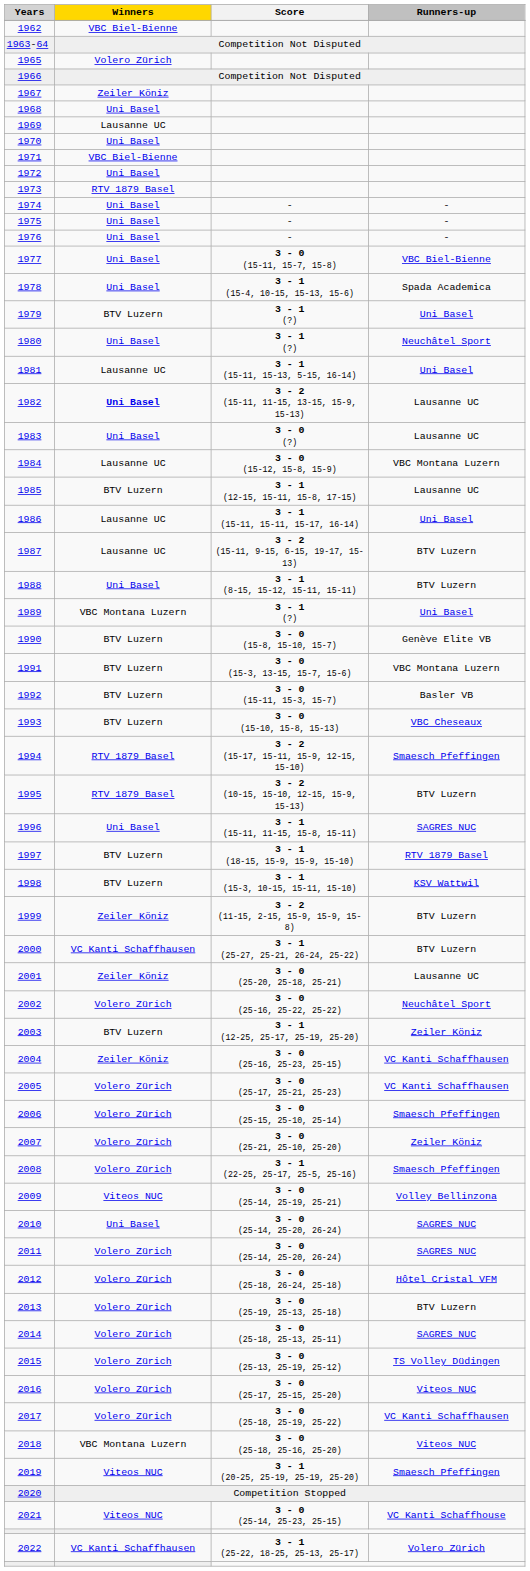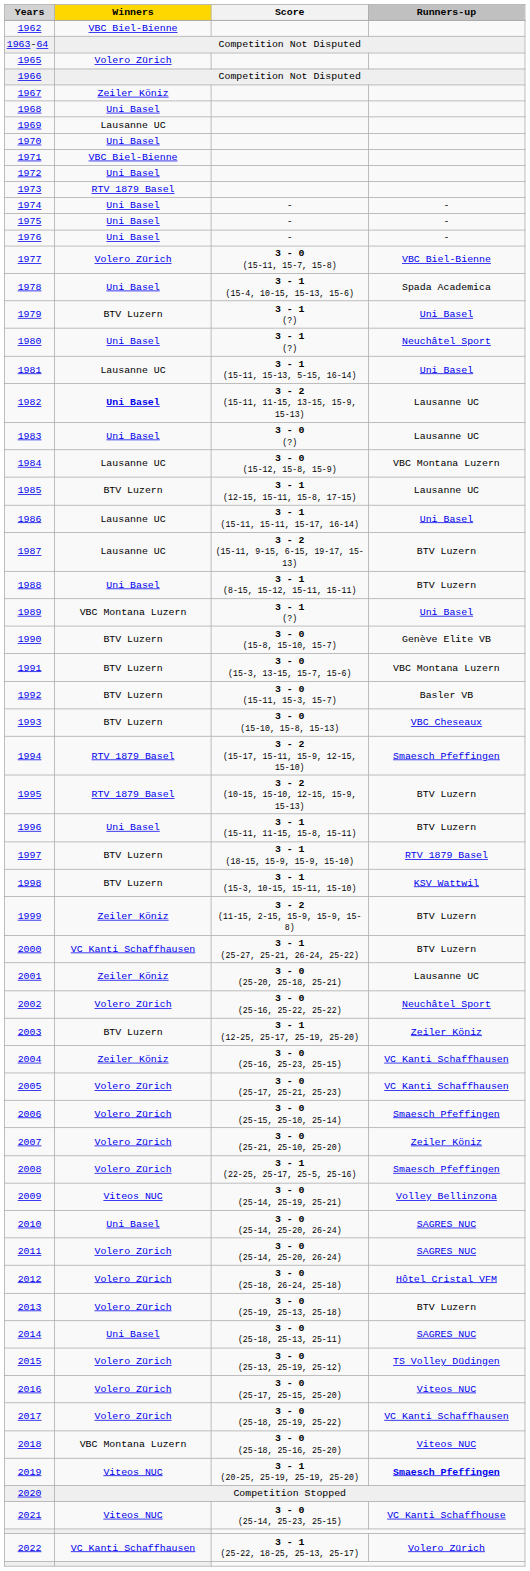(133, 260) Uni Basel -> (133, 260) Volero Zürich
(446, 828) SAGRES NUC -> (446, 828) BTV Luzern
(133, 1334) Volero Zürich -> (133, 1334) Uni Basel
(446, 1472) normal -> (446, 1472) bold
